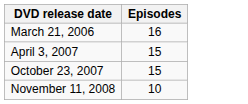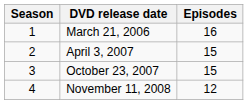+ column: (32, 13)
(155, 89) 10 -> (210, 89) 12
